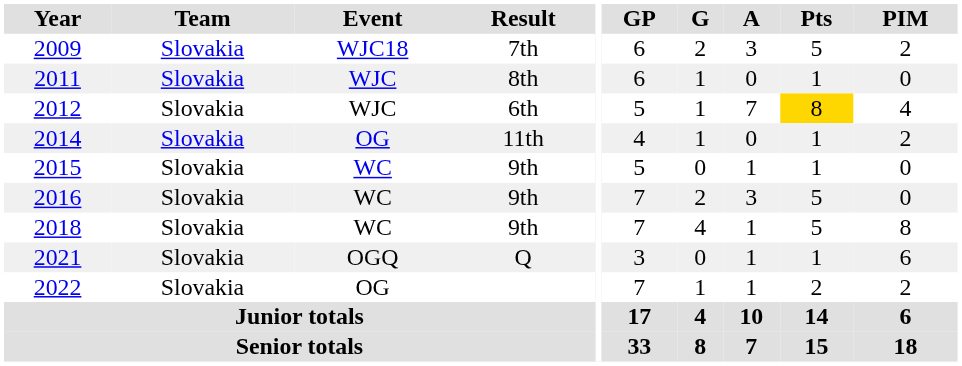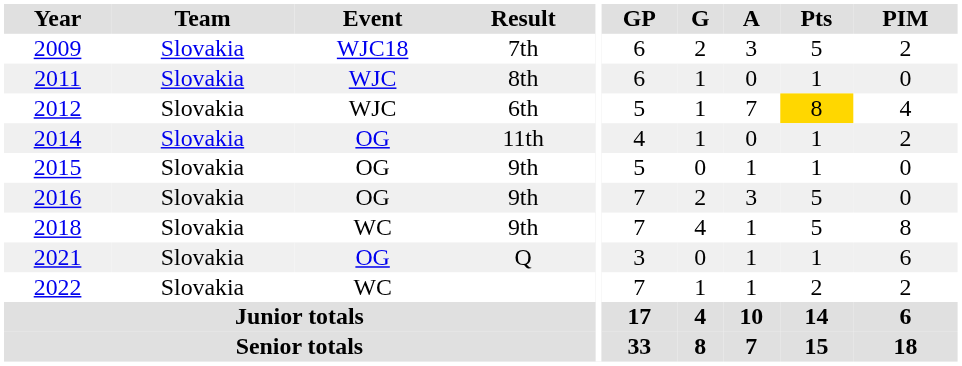(373, 167) WC -> (373, 167) OG
(373, 197) WC -> (373, 197) OG
(373, 257) OGQ -> (373, 257) OG
(373, 286) OG -> (373, 286) WC
